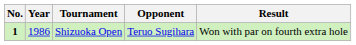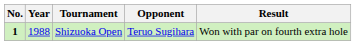(39, 31) 1986 -> (39, 31) 1988
